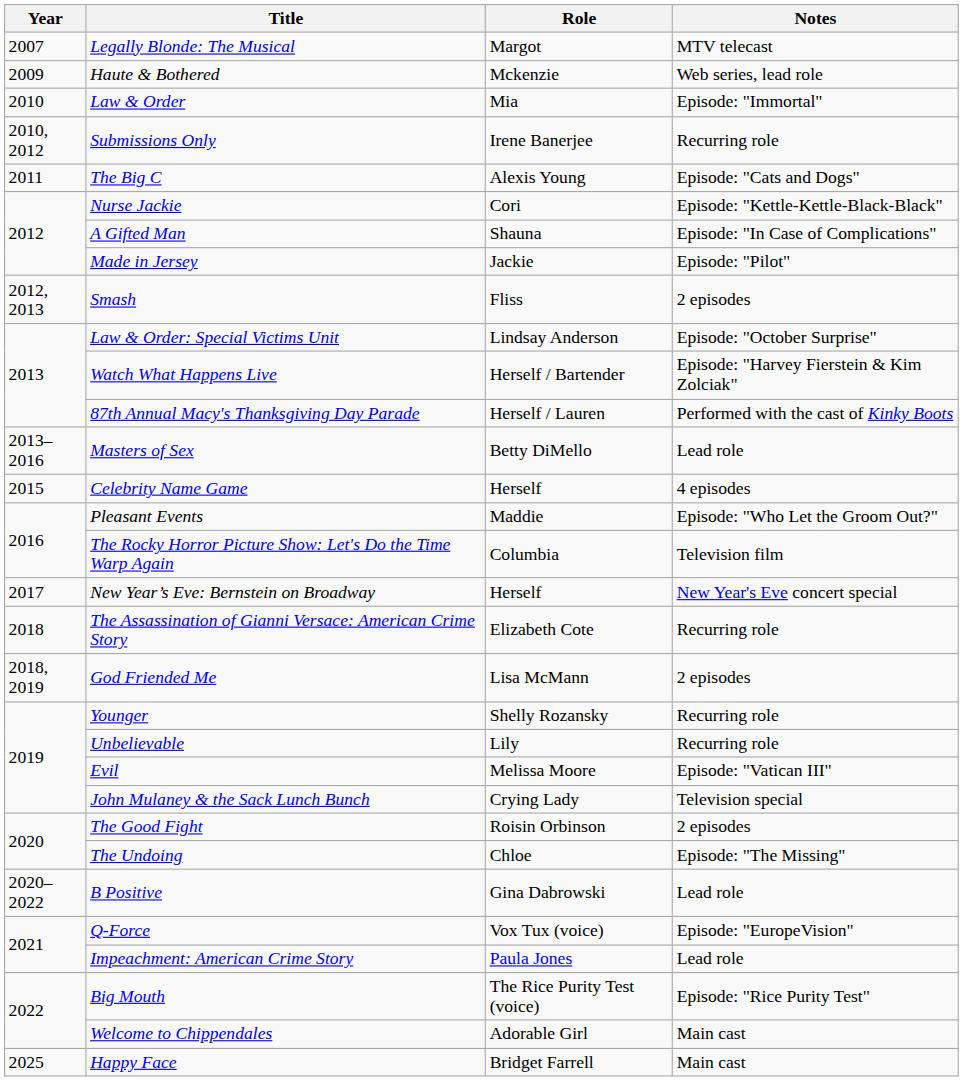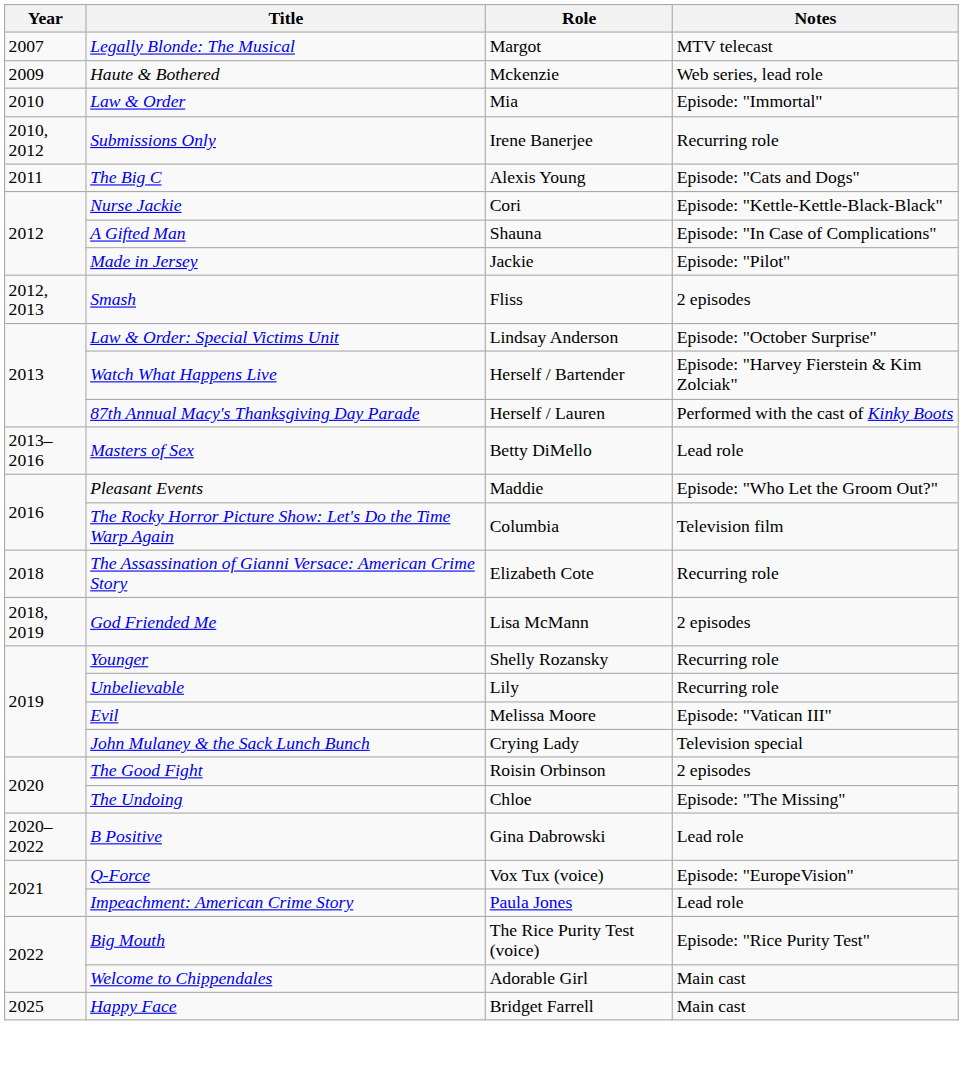- row: (169, 488)
- row: (233, 591)
